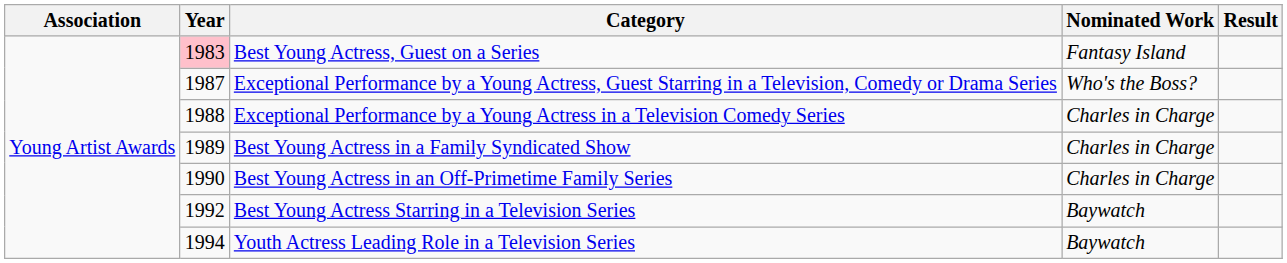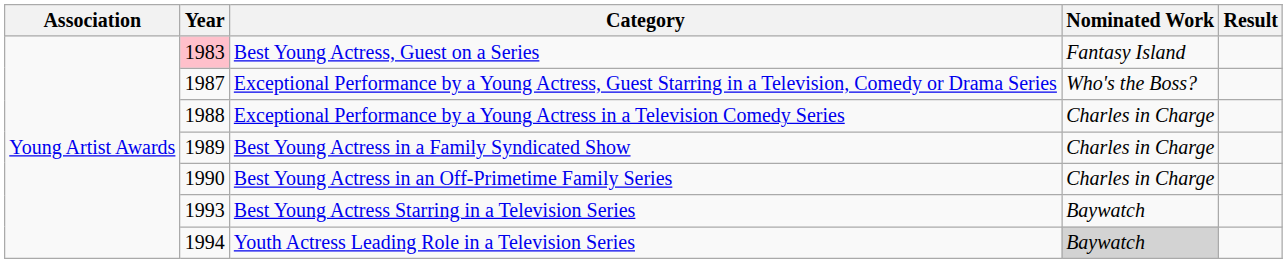(205, 210) 1992 -> (205, 210) 1993
(1106, 242) no background -> (1106, 242) lightgrey background
